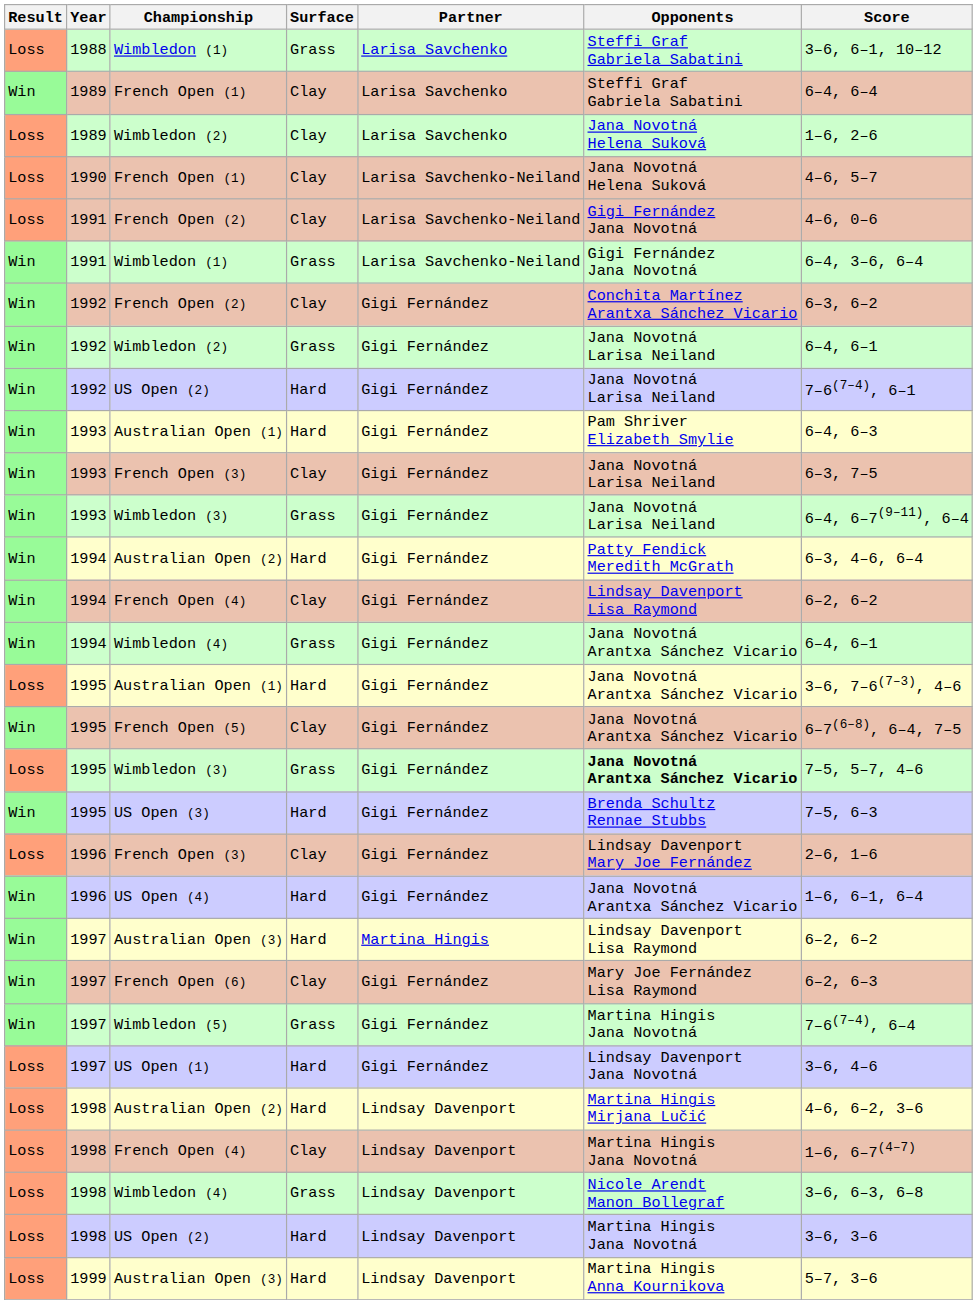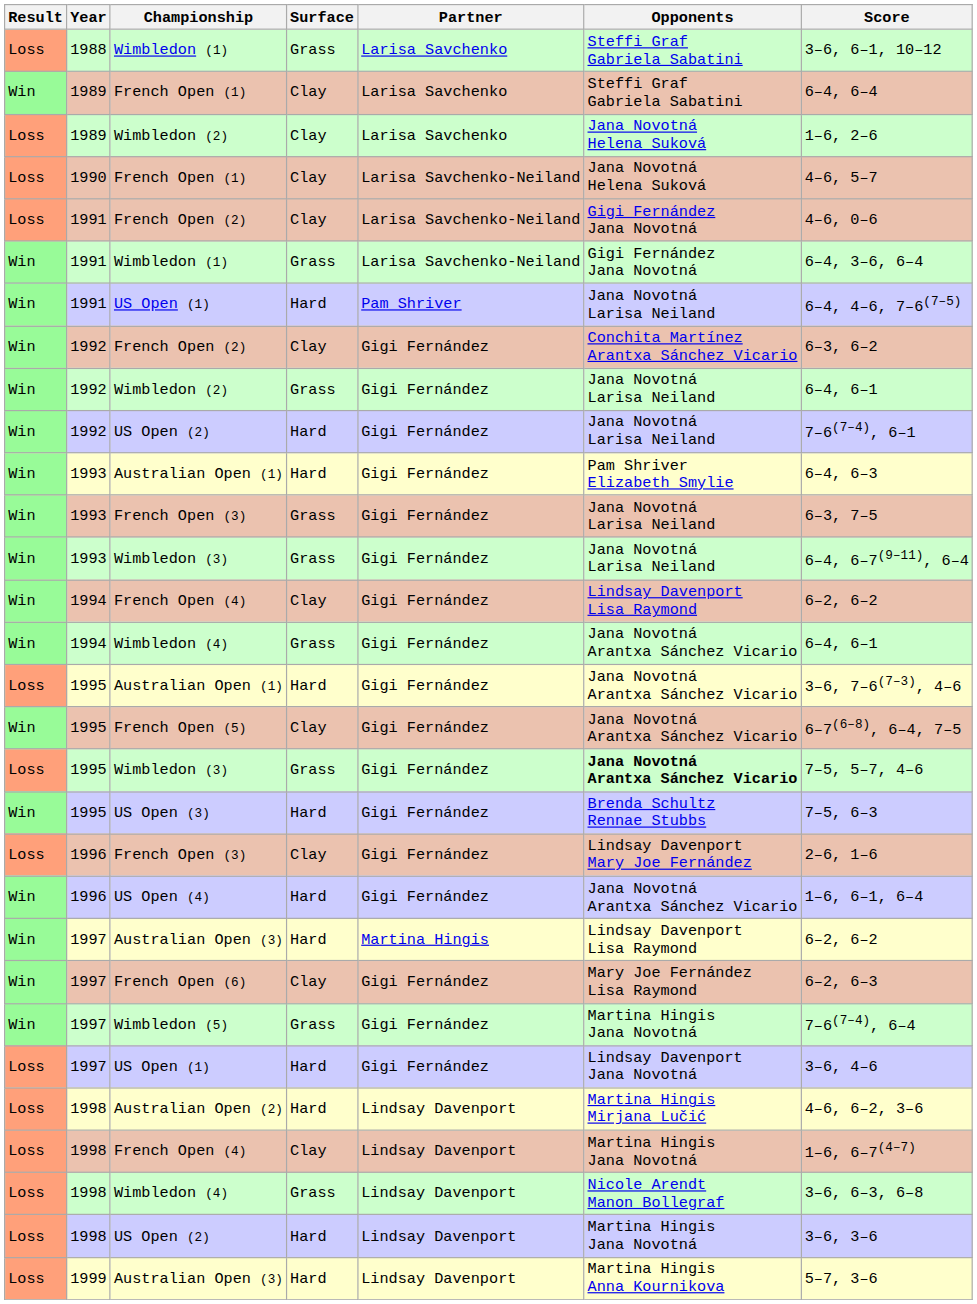+ row: (88, 305)
(308, 474) Clay -> (313, 516) Grass
- row: (88, 559)
